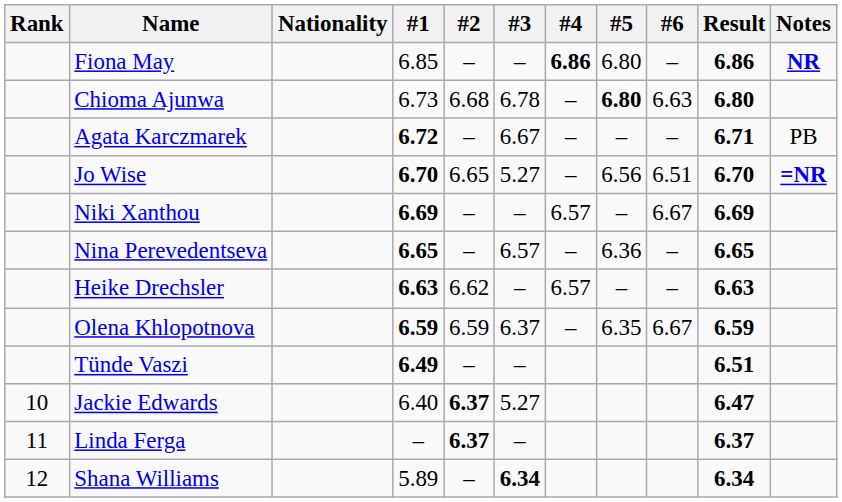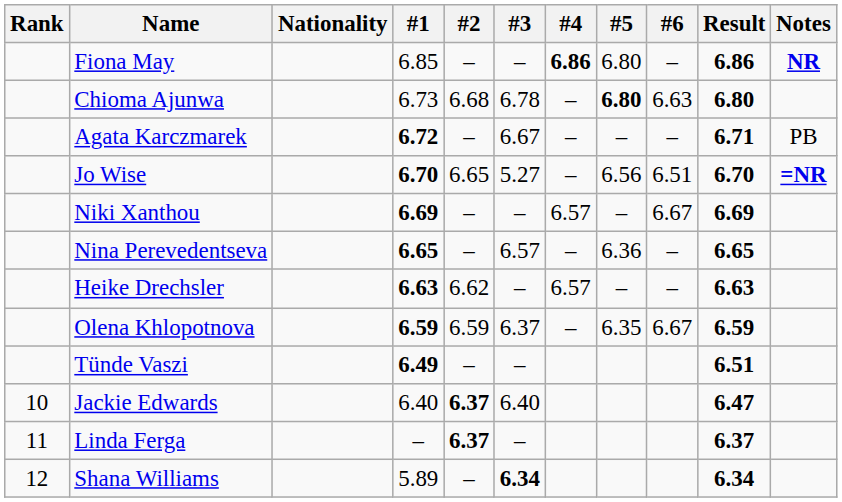(520, 402) 5.27 -> (520, 402) 6.40
